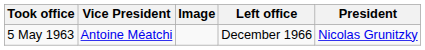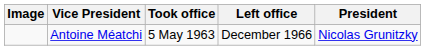columns swapped: (197, 14) <-> (41, 14)
